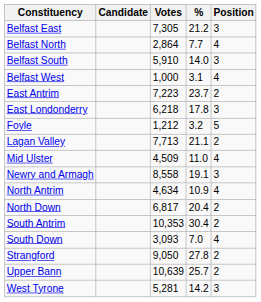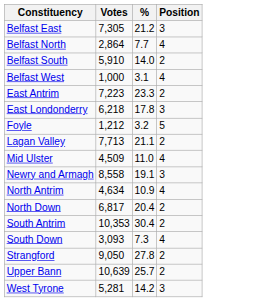- column: (123, 12)
(216, 61) 3 -> (162, 61) 2
(199, 93) 23.7 -> (144, 93) 23.3
(196, 239) 7.0 -> (142, 239) 7.3
